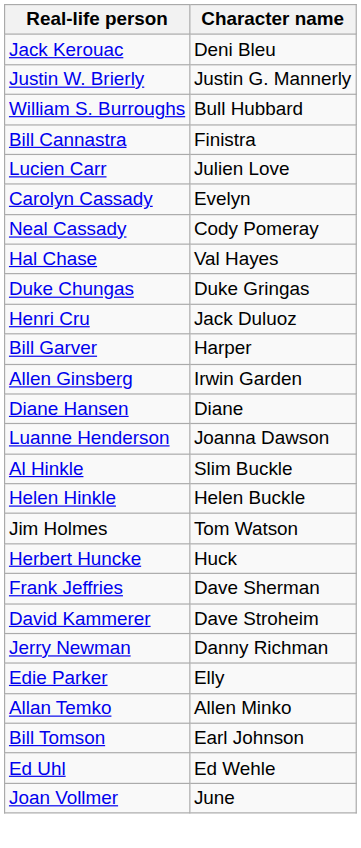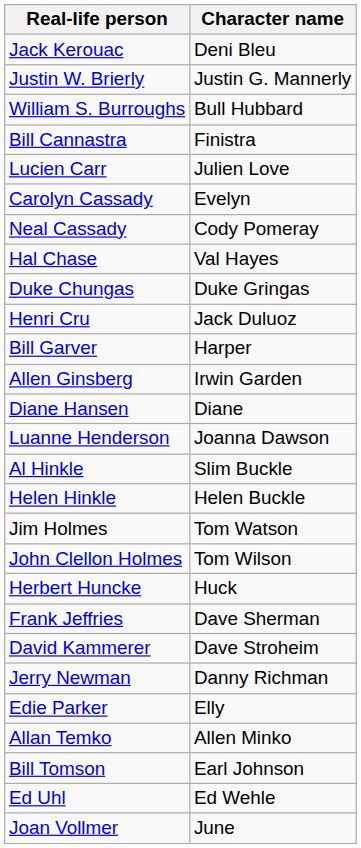+ row: (96, 558)
